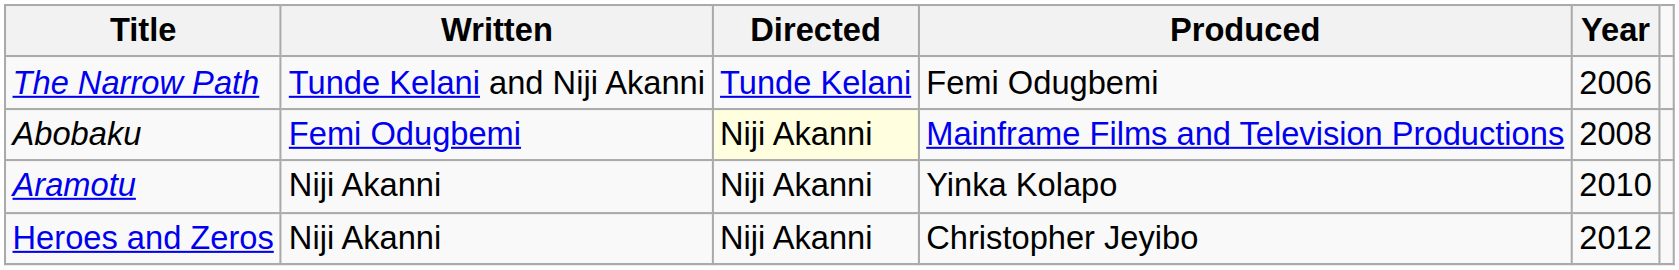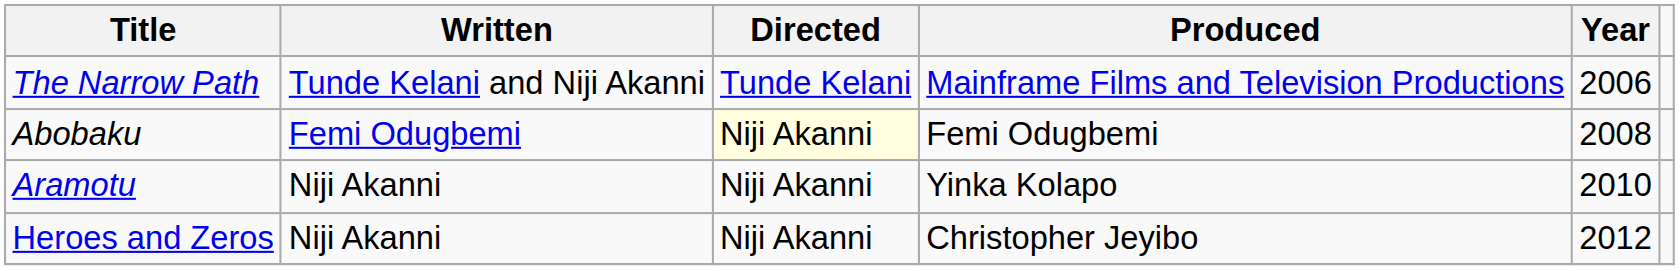(1042, 82) Femi Odugbemi -> (1245, 82) Mainframe Films and Television Productions
(1245, 133) Mainframe Films and Television Productions -> (1042, 133) Femi Odugbemi
